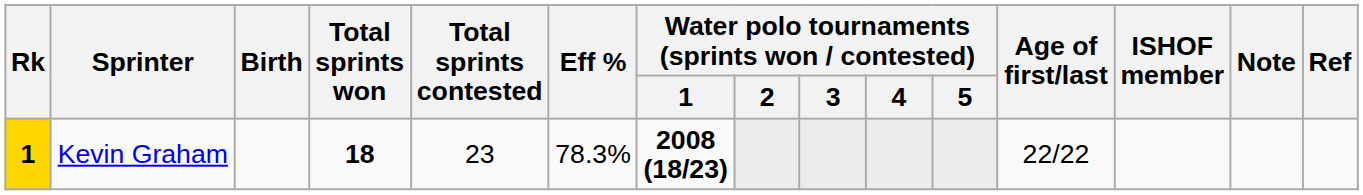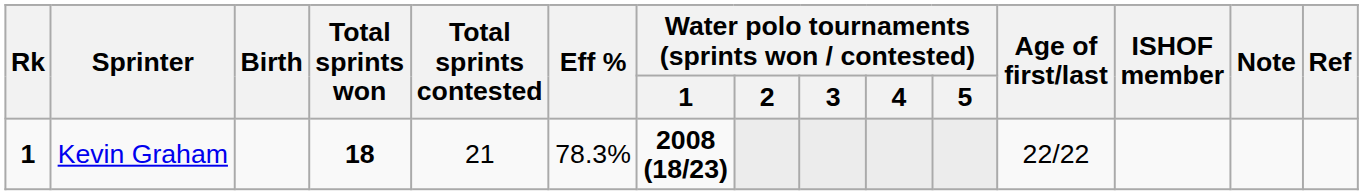(28, 154) gold background -> (28, 154) no background
(480, 154) 23 -> (480, 154) 21
